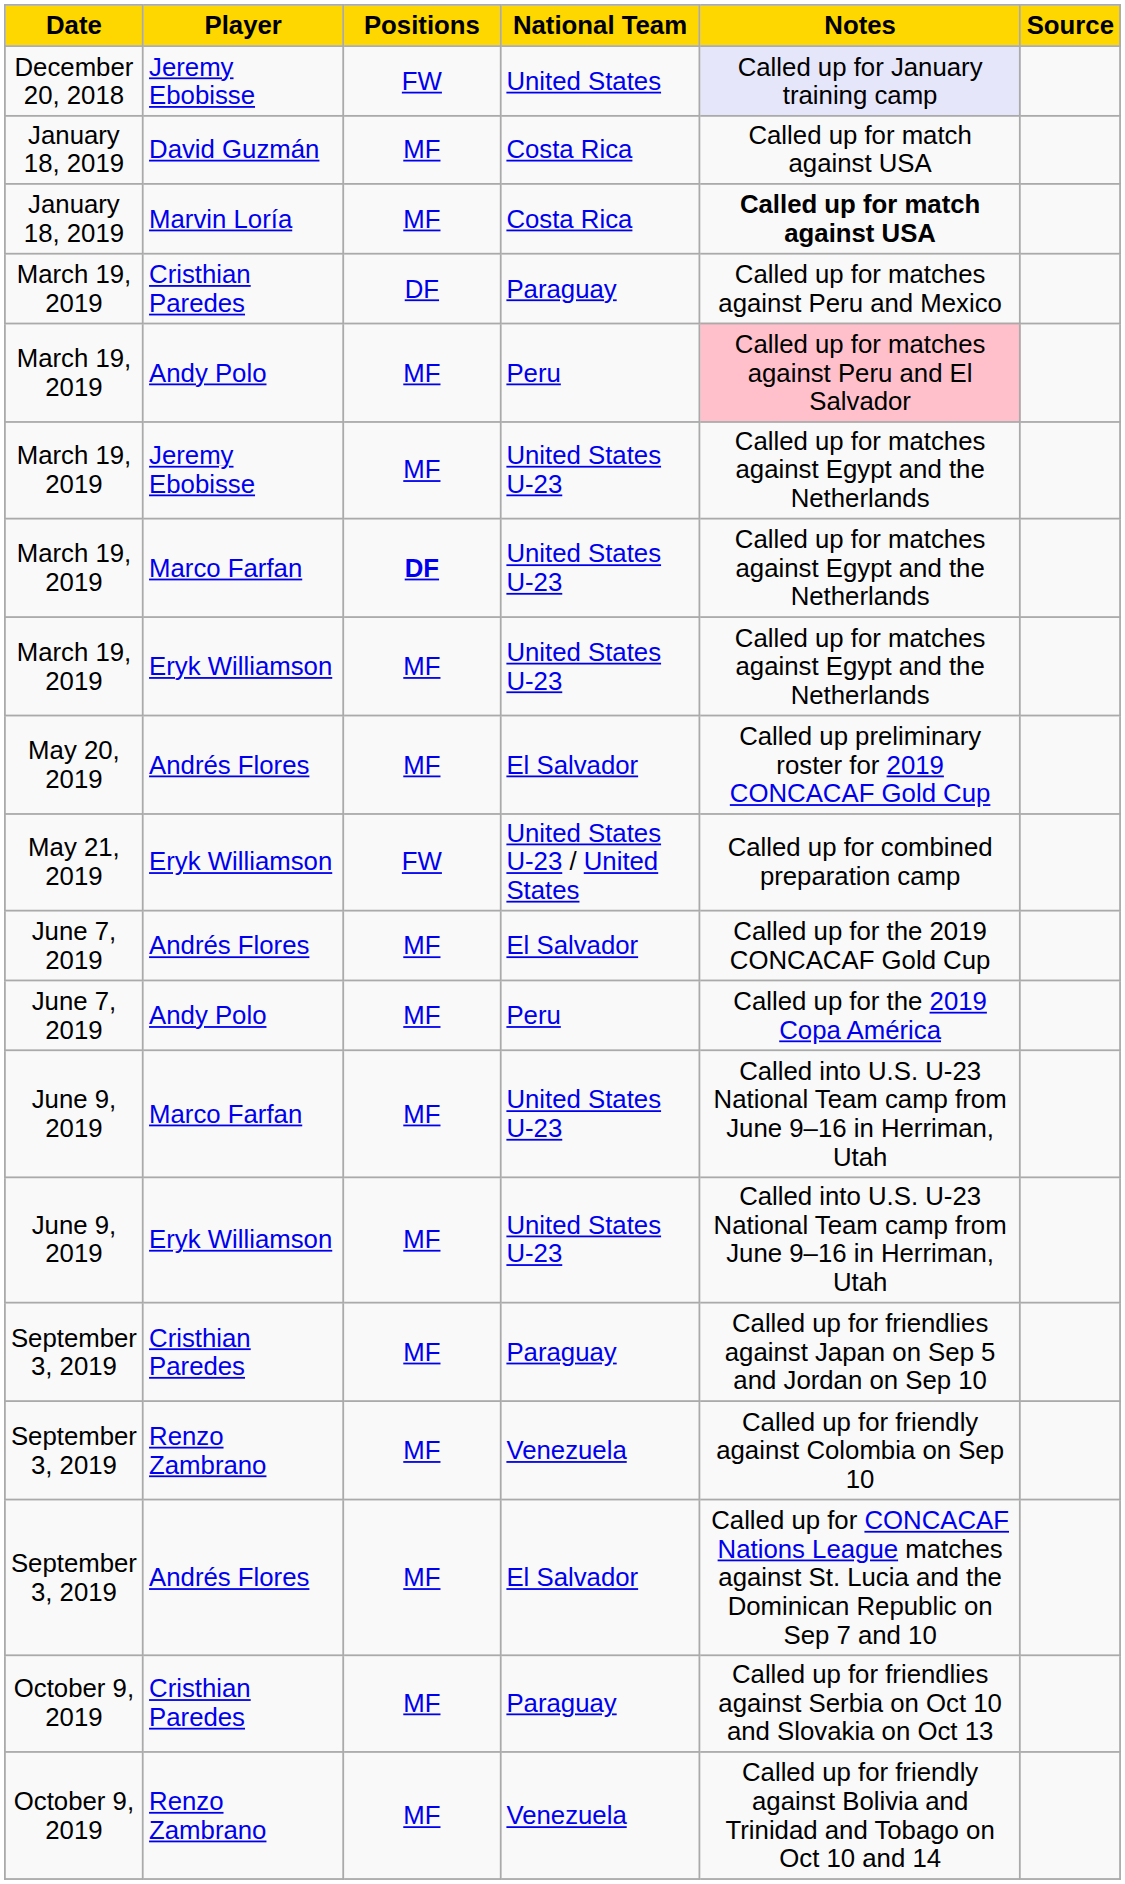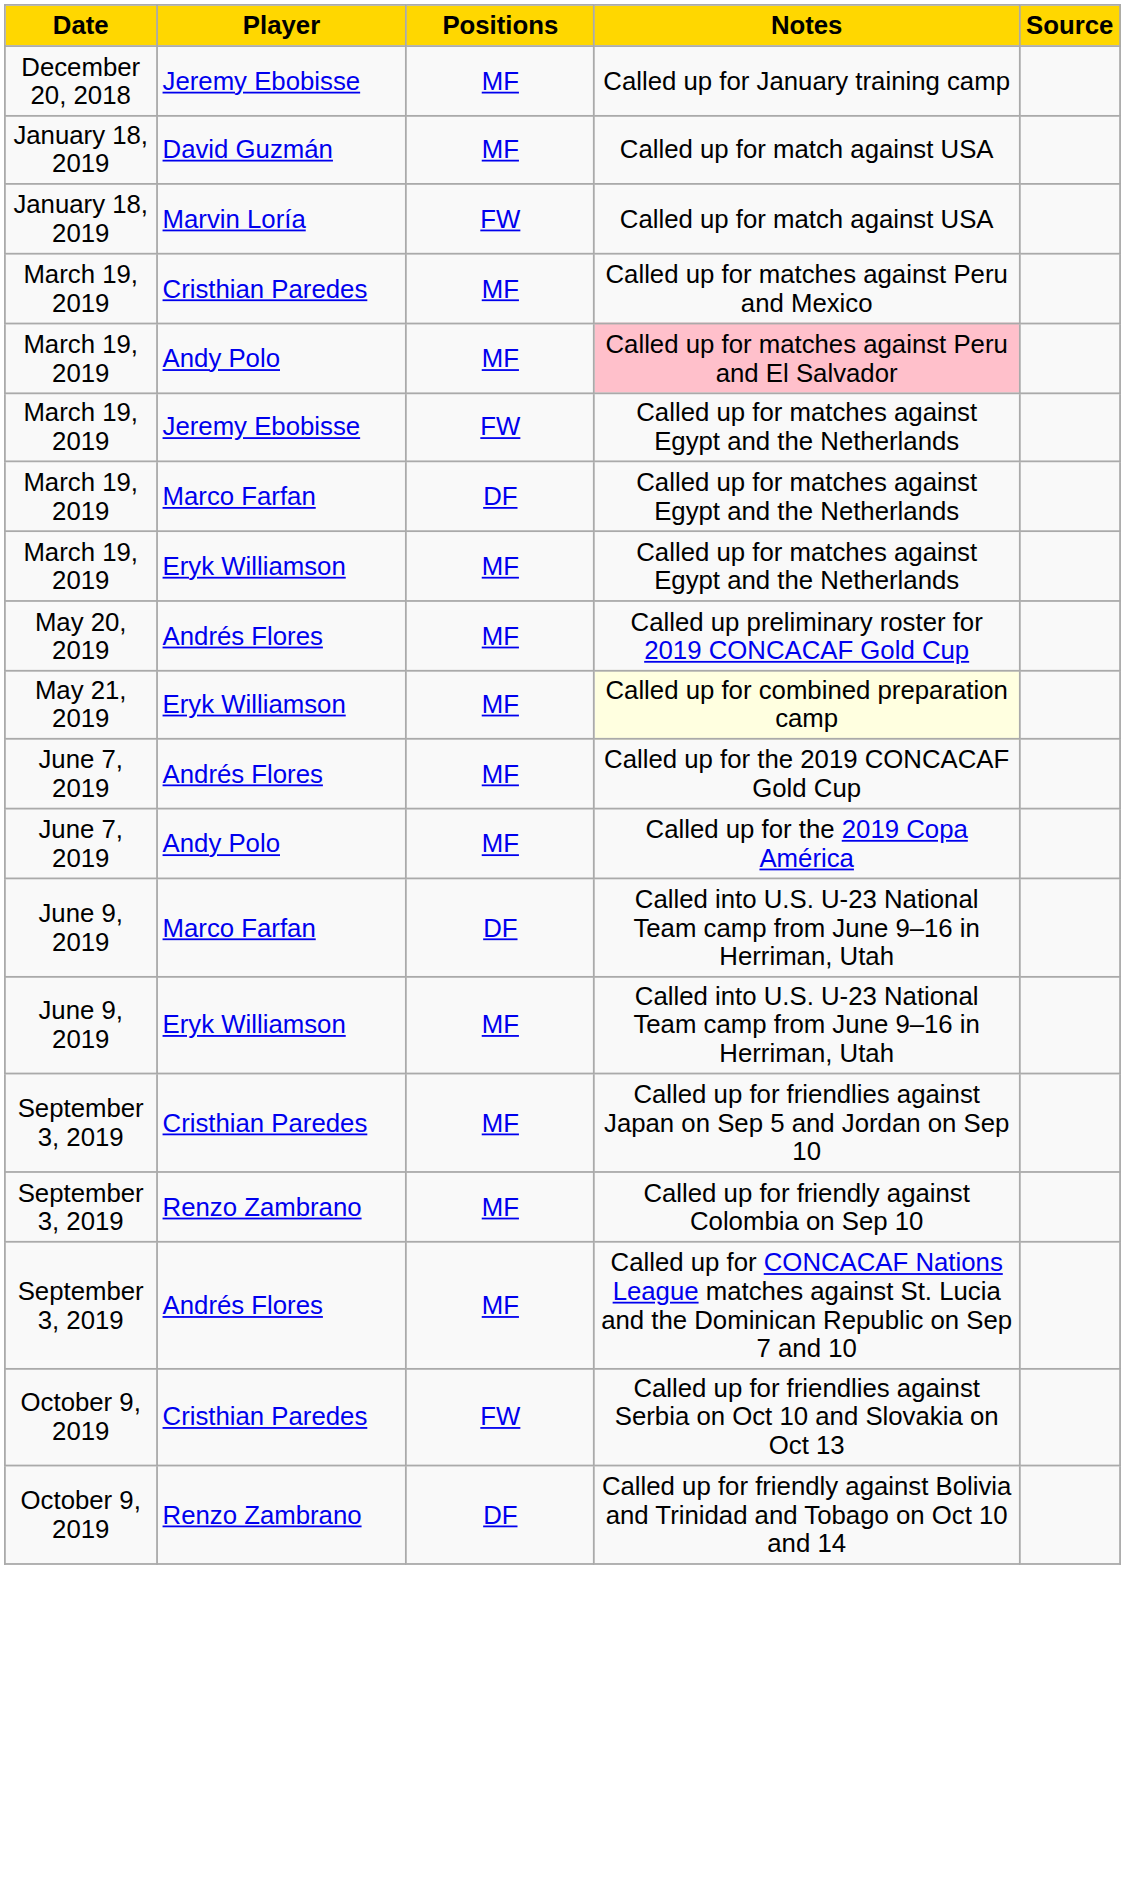- column: (600, 26)
(422, 81) FW -> (500, 81) MF
(860, 81) lavender background -> (807, 81) no background
(422, 219) MF -> (500, 219) FW
(860, 219) bold -> (807, 219) normal
(422, 289) DF -> (500, 289) MF
(422, 470) MF -> (500, 428) FW
(422, 568) bold -> (500, 497) normal
(422, 862) FW -> (500, 705) MF
(860, 862) no background -> (807, 705) lightyellow background
(422, 1114) MF -> (500, 927) DF
(422, 1704) MF -> (500, 1417) FW
(422, 1816) MF -> (500, 1515) DF
